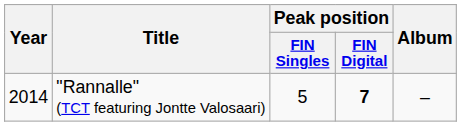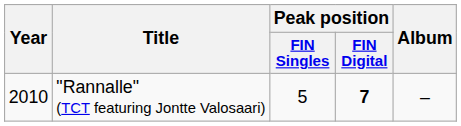(28, 97) 2014 -> (28, 97) 2010
